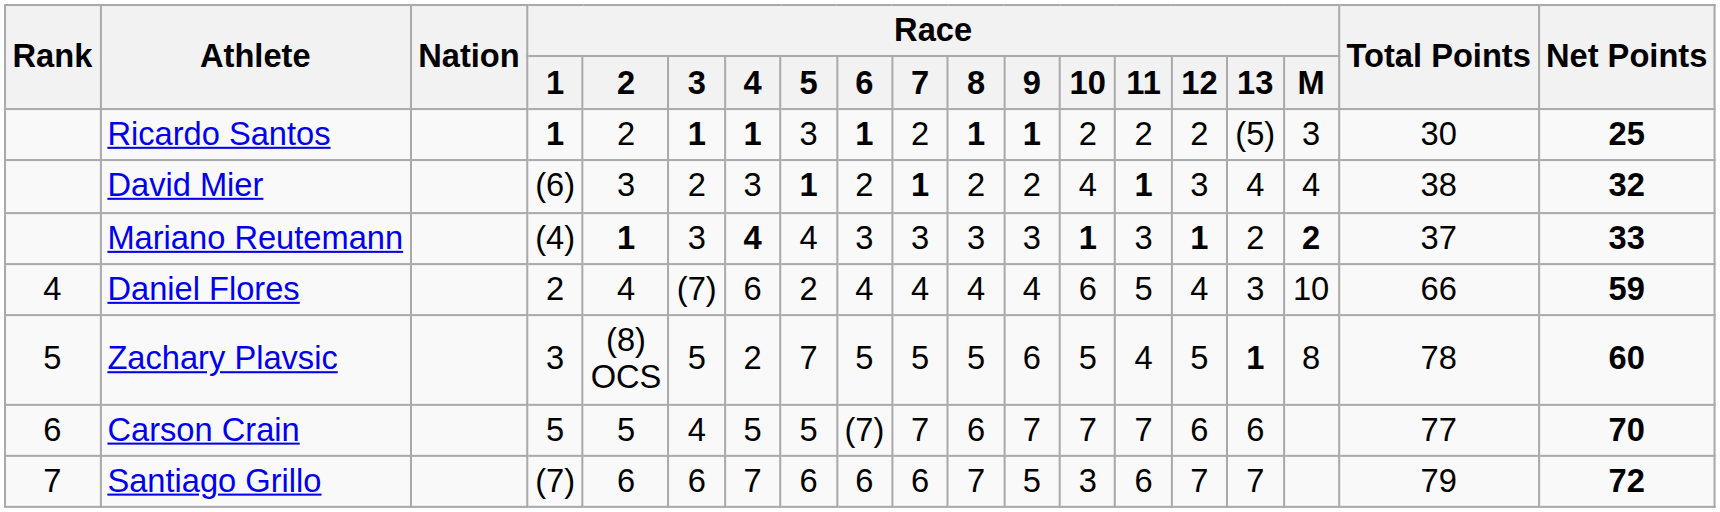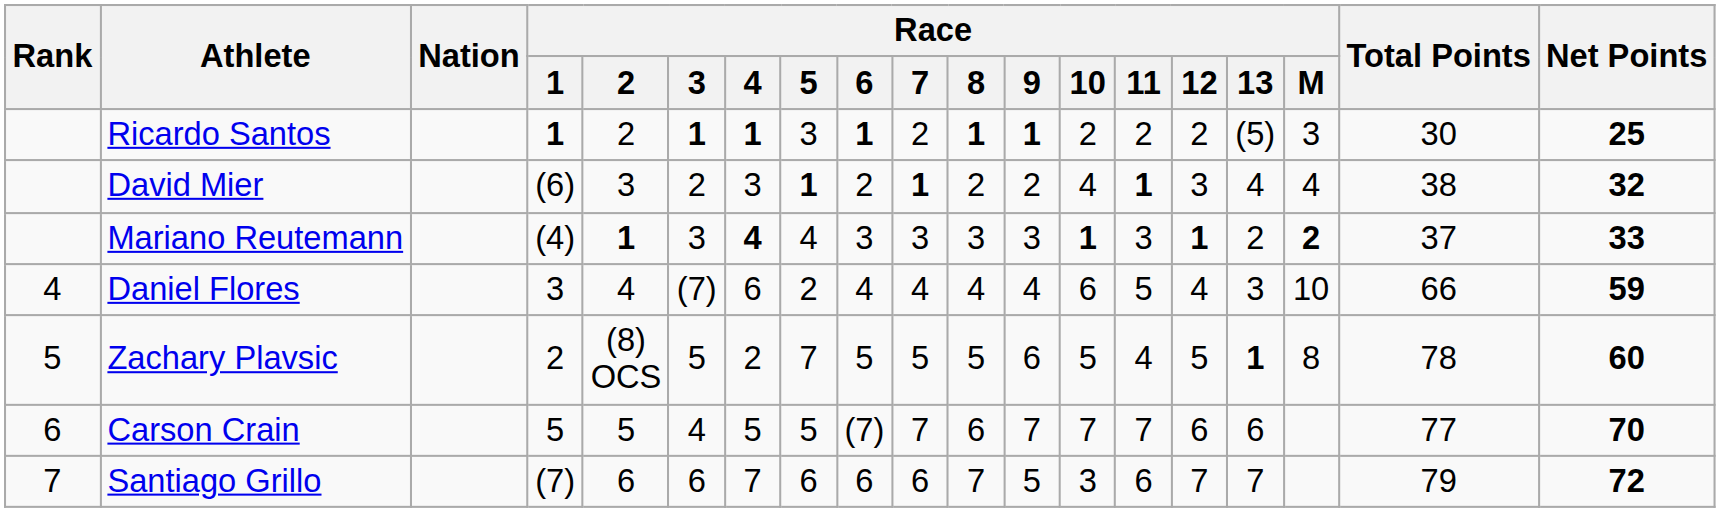(555, 289) 2 -> (555, 289) 3
(555, 359) 3 -> (555, 359) 2
